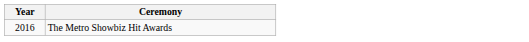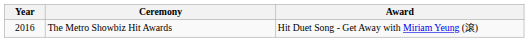+ column: (400, 12)
